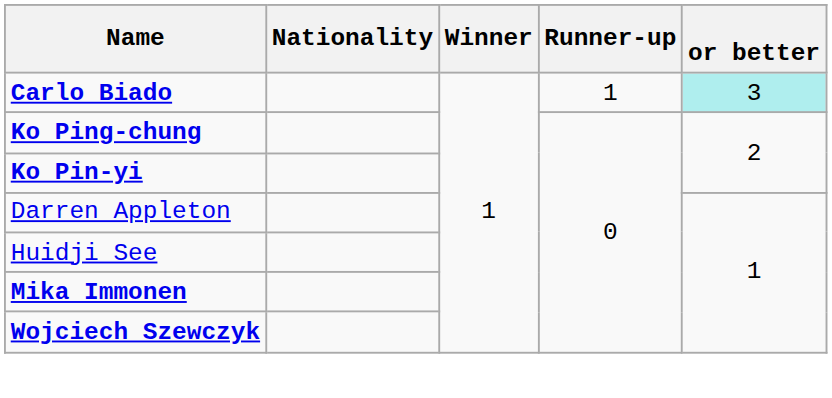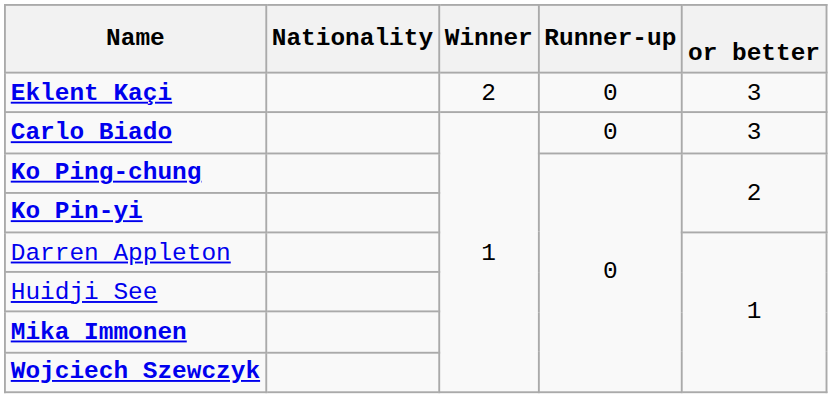+ row: (91, 93)
(610, 93) 1 -> (610, 133) 0
(754, 93) paleturquoise background -> (754, 133) no background
